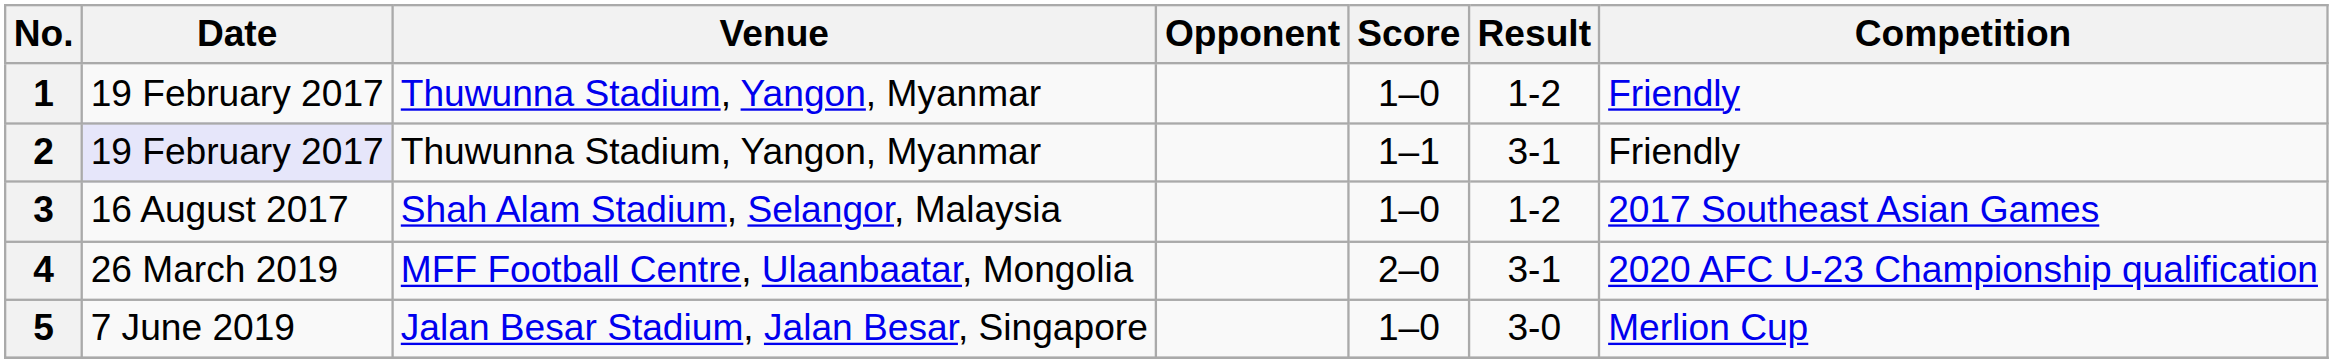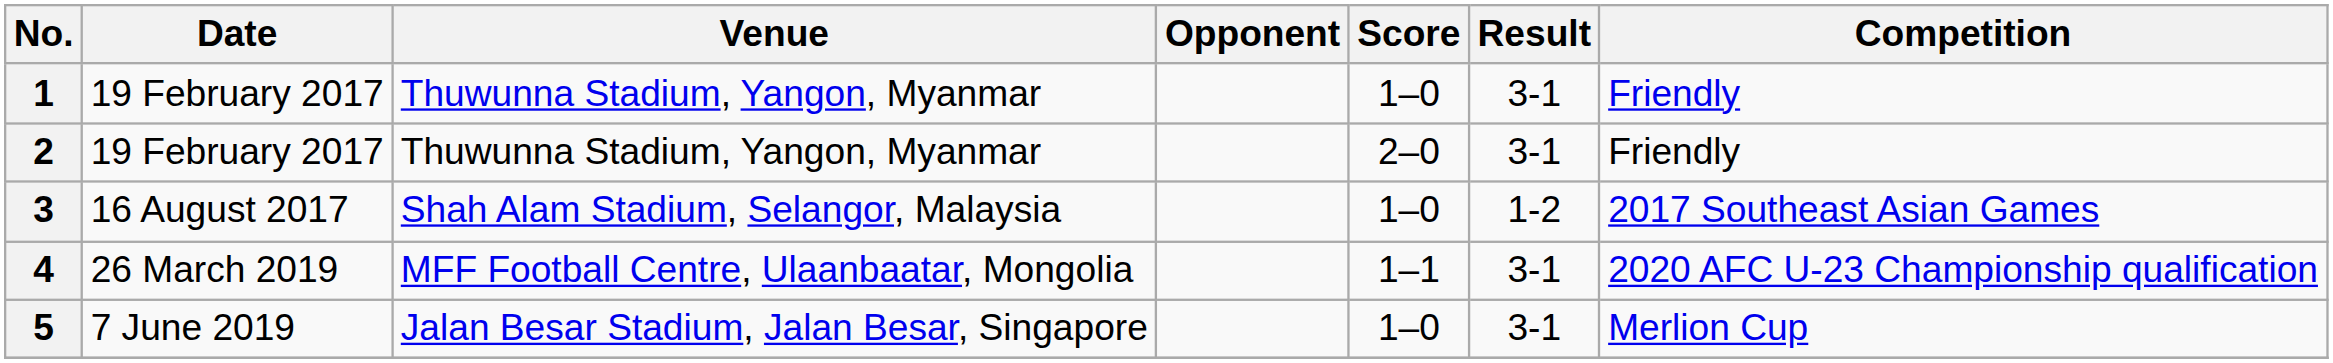(1534, 92) 1-2 -> (1534, 92) 3-1
(237, 151) lavender background -> (237, 151) no background
(1409, 151) 1–1 -> (1409, 151) 2–0
(1409, 269) 2–0 -> (1409, 269) 1–1
(1534, 328) 3-0 -> (1534, 328) 3-1
